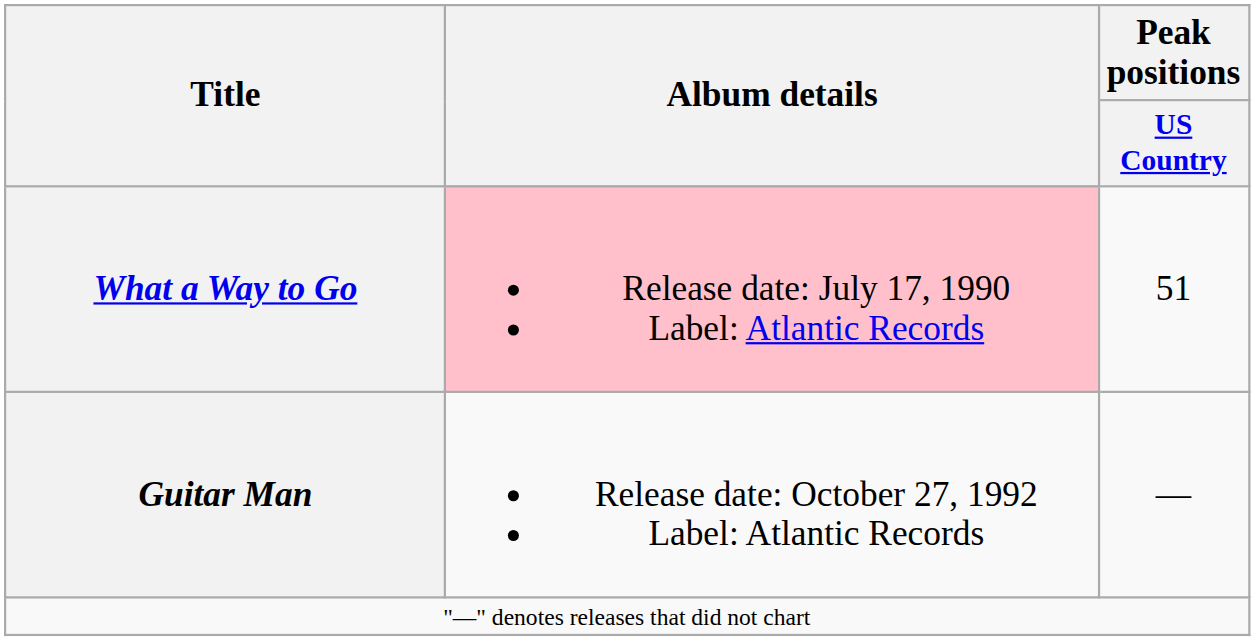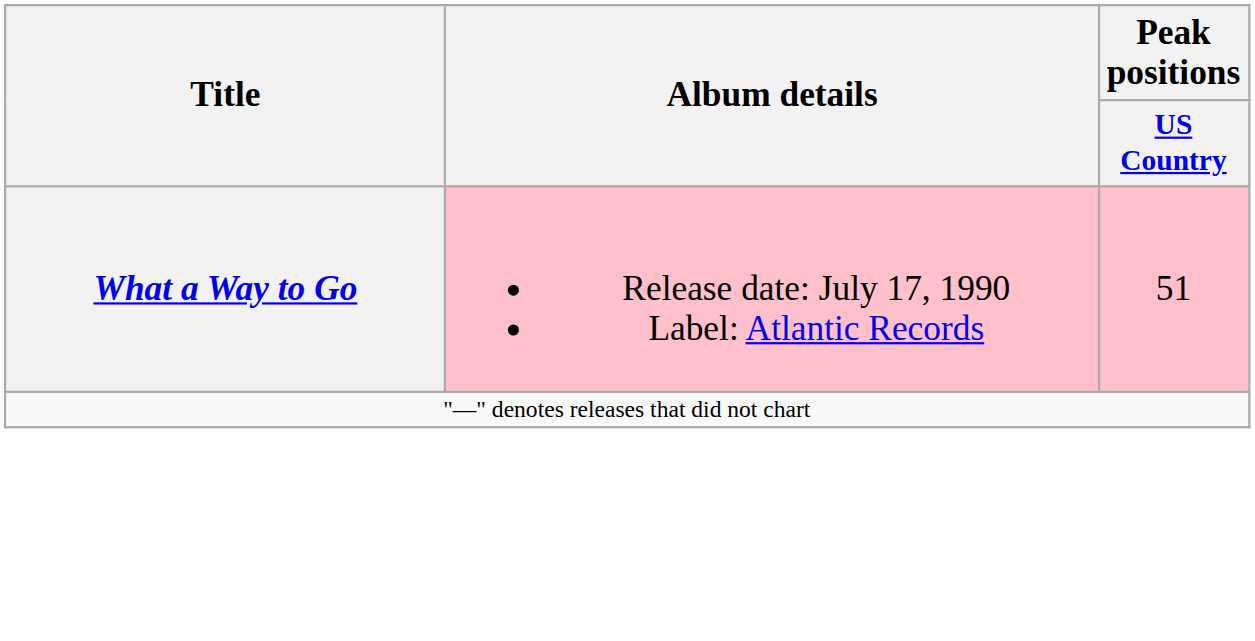(1173, 288) no background -> (1173, 288) pink background
- row: (225, 494)
